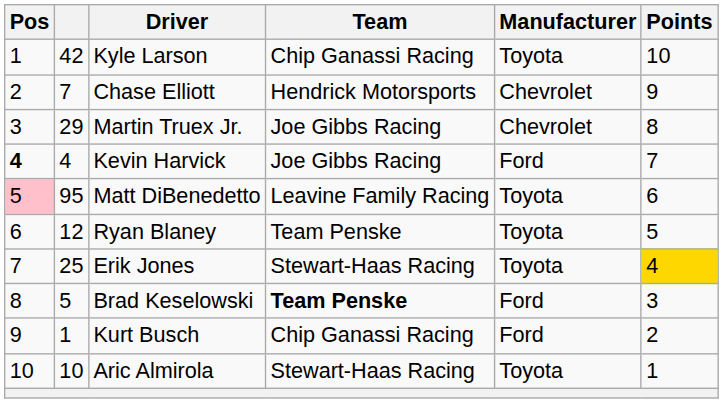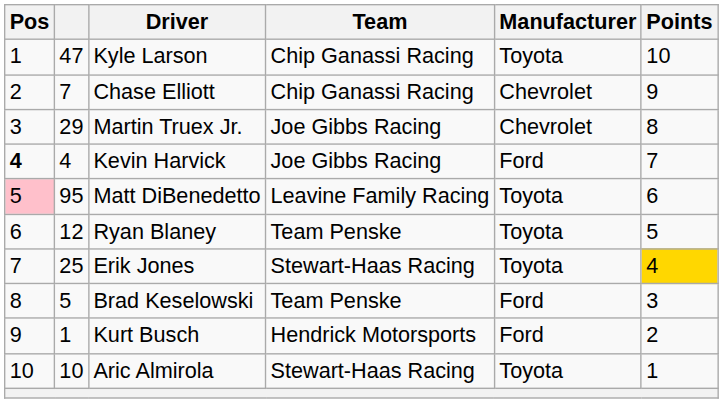(71, 56) 42 -> (71, 56) 47
(373, 91) Hendrick Motorsports -> (372, 91) Chip Ganassi Racing
(339, 300) bold -> (336, 300) normal
(372, 335) Chip Ganassi Racing -> (373, 335) Hendrick Motorsports
